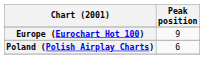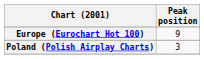(178, 47) 6 -> (178, 47) 3
